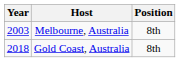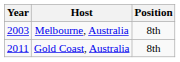(18, 48) 2018 -> (18, 48) 2011
